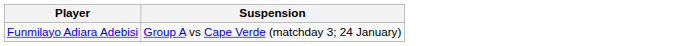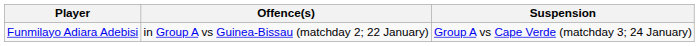+ column: (286, 13)
